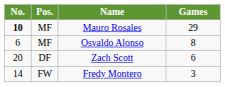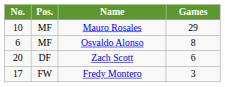(18, 27) bold -> (18, 27) normal
(18, 74) 14 -> (18, 74) 17
